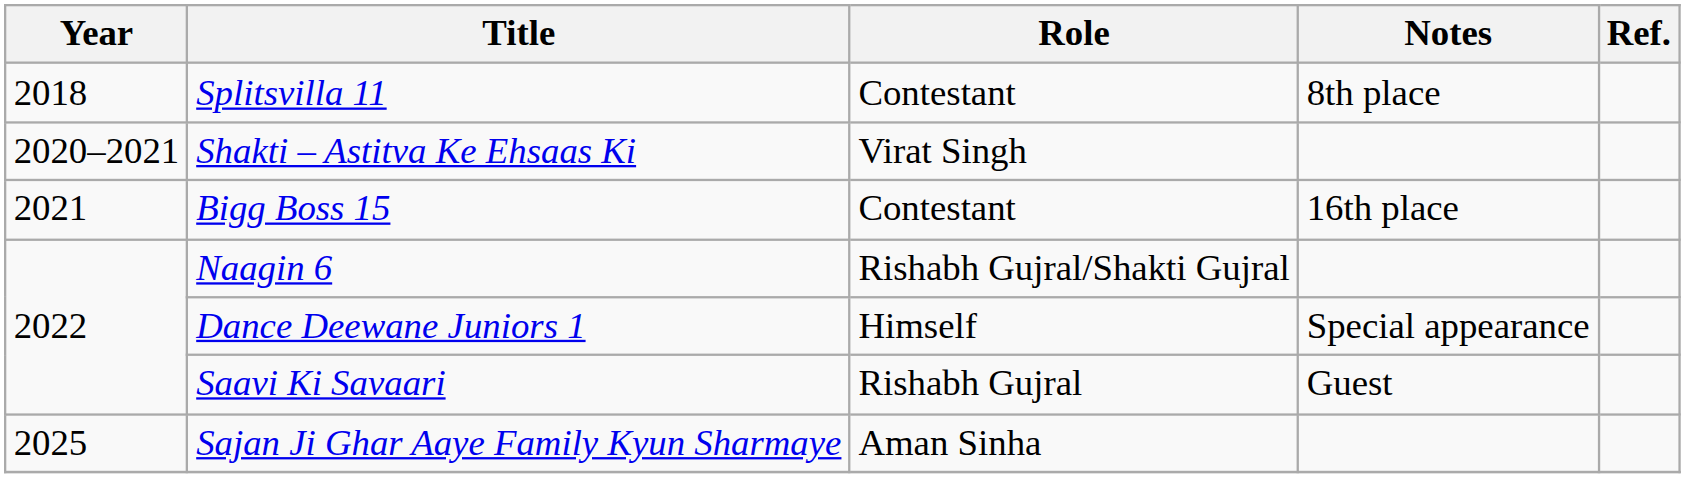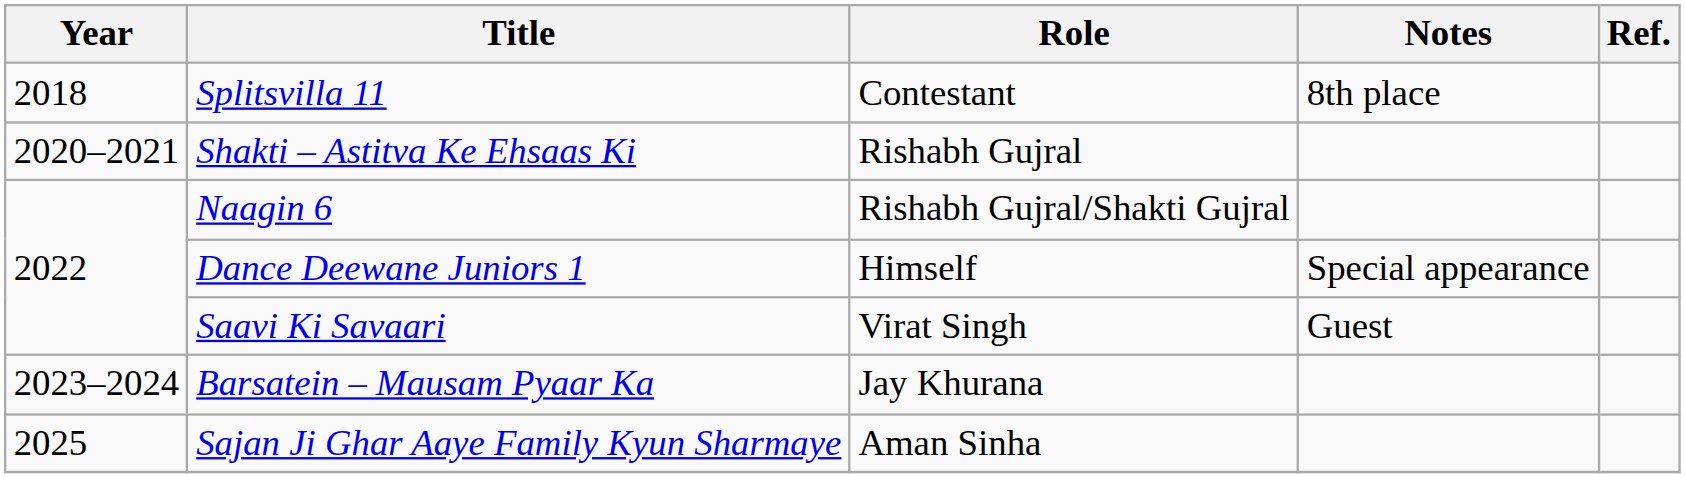(943, 150) Virat Singh -> (970, 150) Rishabh Gujral
- row: (293, 208)
(970, 383) Rishabh Gujral -> (943, 325) Virat Singh
+ row: (425, 383)
